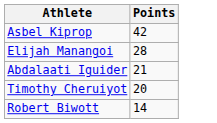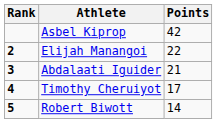+ column: (21, 14)
(140, 52) 28 -> (174, 52) 22
(140, 90) 20 -> (174, 90) 17
